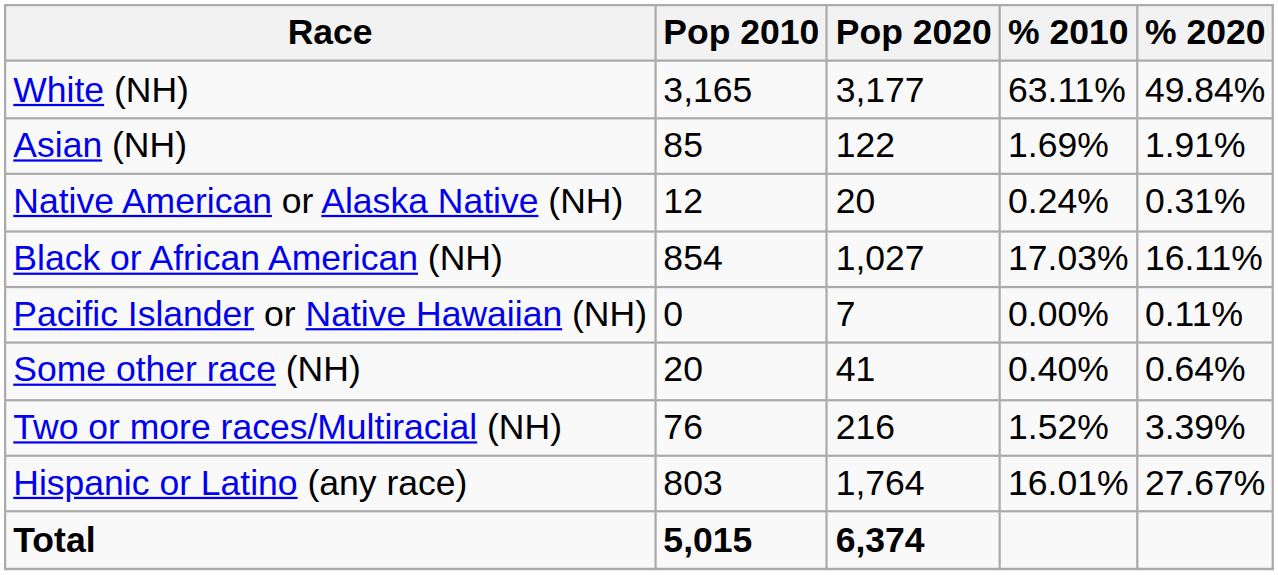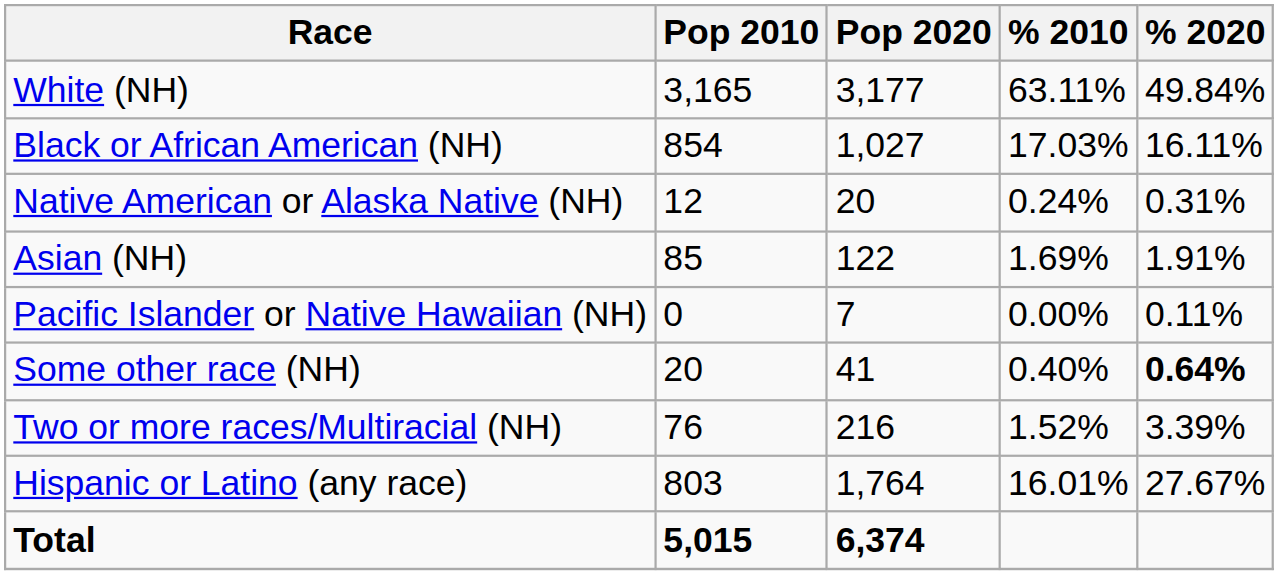rows swapped: (258, 257) <-> (100, 145)
(1195, 370) normal -> (1195, 370) bold
